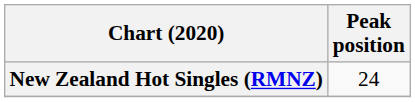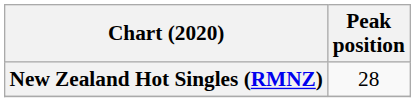(369, 79) 24 -> (369, 79) 28
